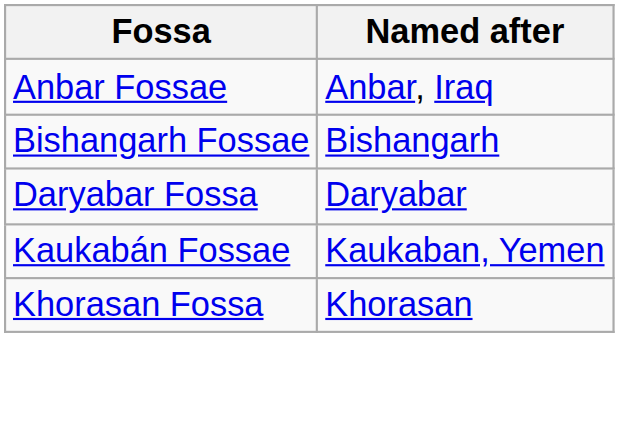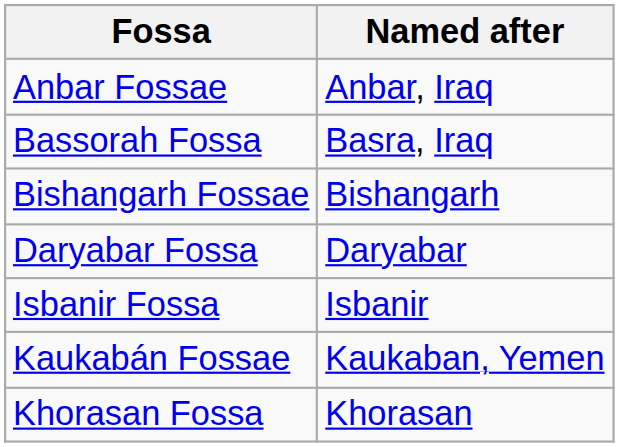+ row: (137, 140)
+ row: (116, 304)
